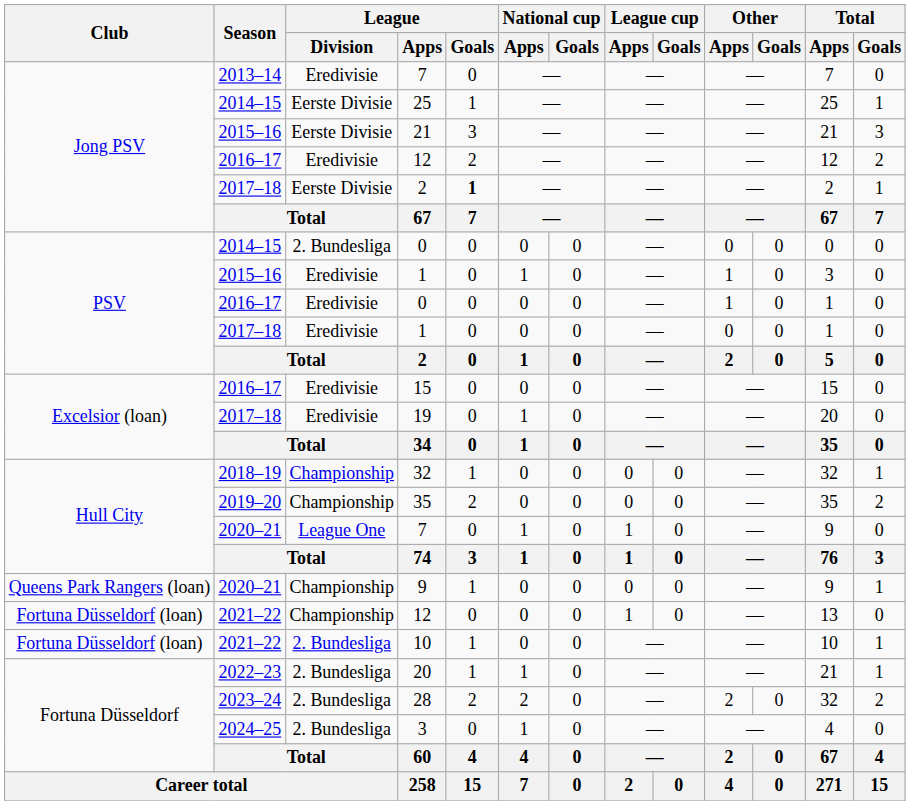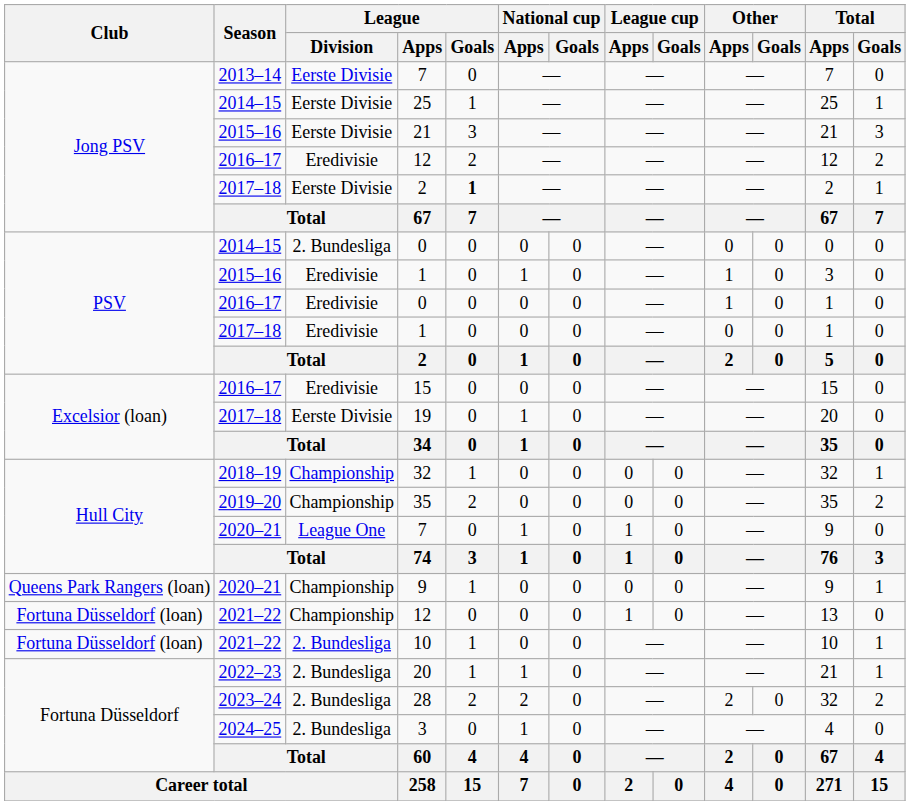(342, 75) Eredivisie -> (342, 75) Eerste Divisie
(342, 416) Eredivisie -> (342, 416) Eerste Divisie
